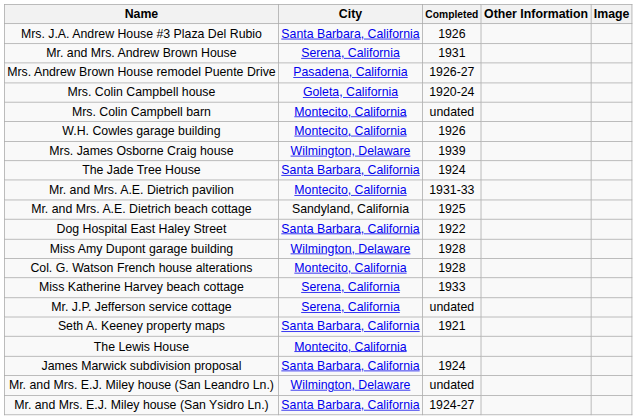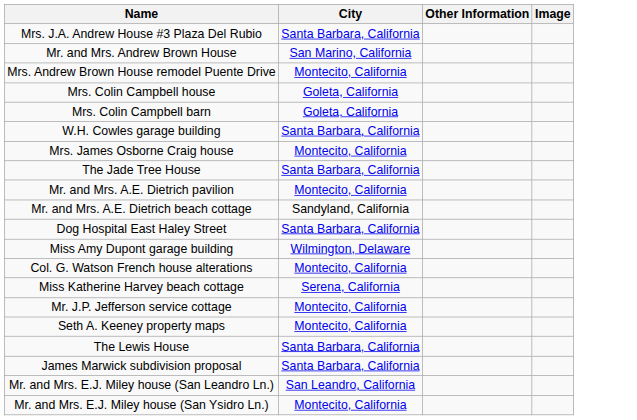- column: (452, 15)
(350, 53) Serena, California -> (350, 53) San Marino, California
(350, 72) Pasadena, California -> (350, 72) Montecito, California
(350, 111) Montecito, California -> (350, 111) Goleta, California
(350, 131) Montecito, California -> (350, 131) Santa Barbara, California
(350, 151) Wilmington, Delaware -> (350, 151) Montecito, California
(350, 307) Serena, California -> (350, 307) Montecito, California
(350, 326) Santa Barbara, California -> (350, 326) Montecito, California
(350, 346) Montecito, California -> (350, 346) Santa Barbara, California
(350, 385) Wilmington, Delaware -> (350, 385) San Leandro, California
(350, 405) Santa Barbara, California -> (350, 405) Montecito, California
